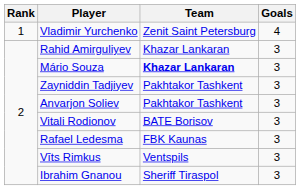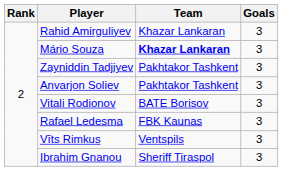- row: (89, 31)
